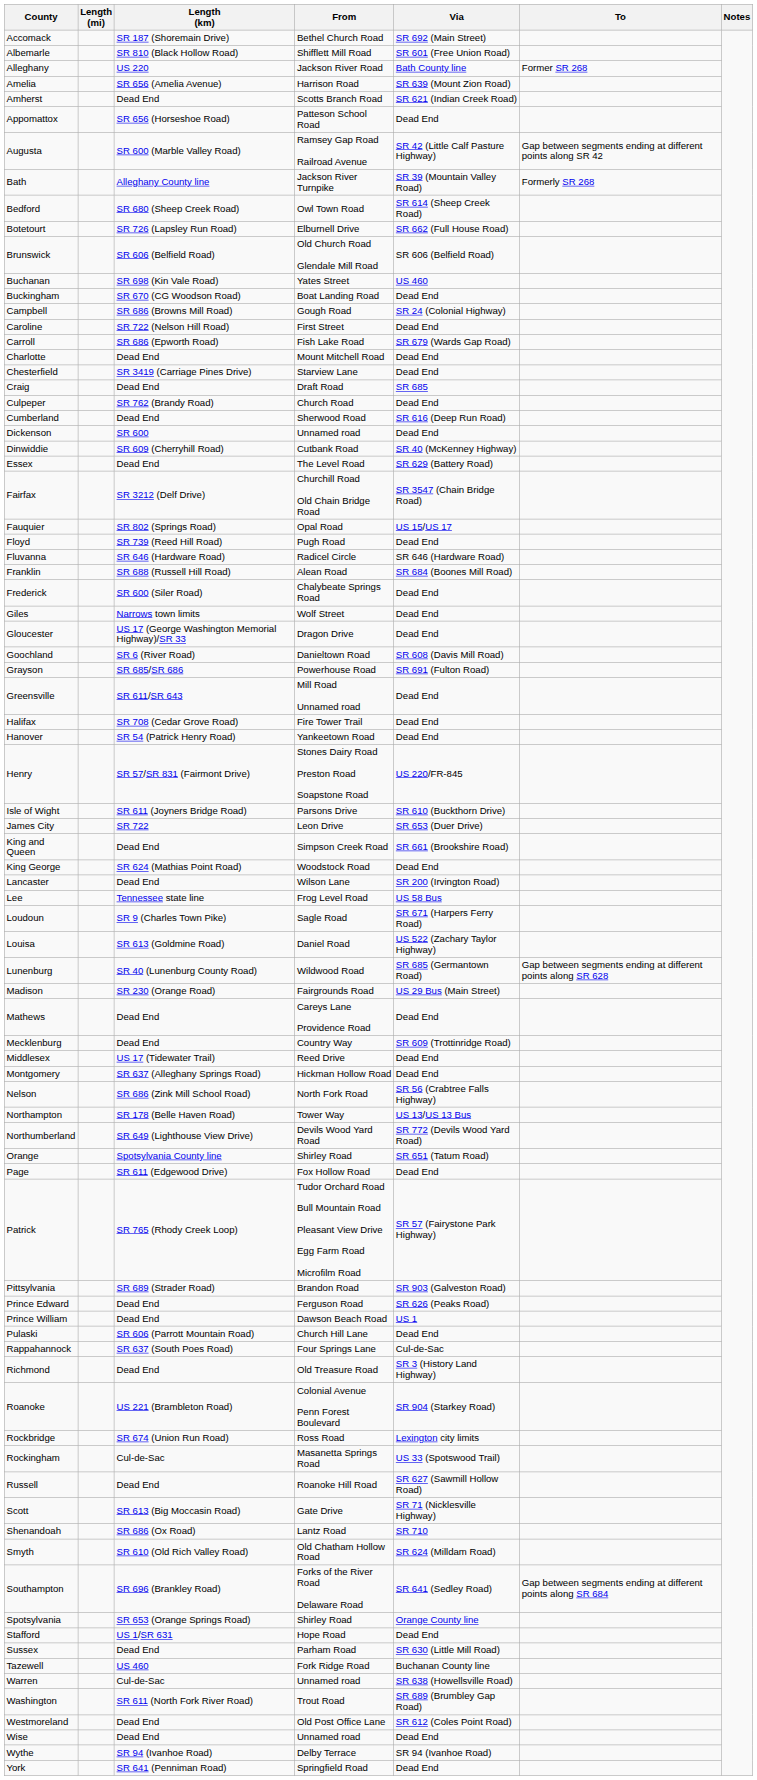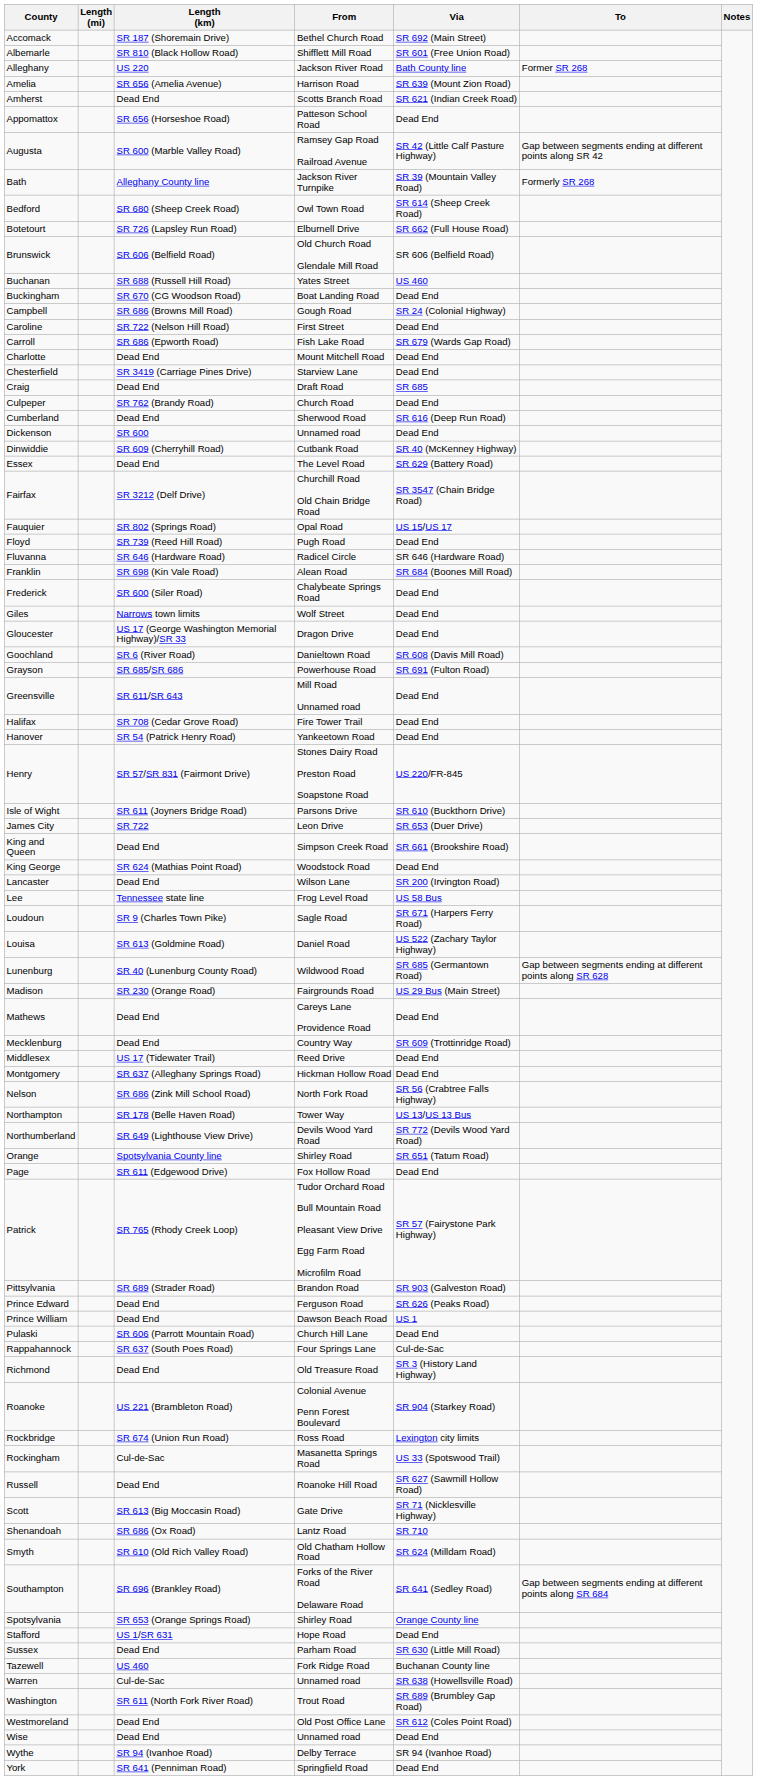(167, 281) SR 698 (Kin Vale Road) -> (174, 281) SR 688 (Russell Hill Road)
(174, 572) SR 688 (Russell Hill Road) -> (167, 572) SR 698 (Kin Vale Road)
